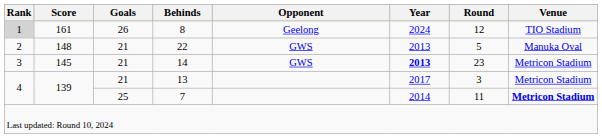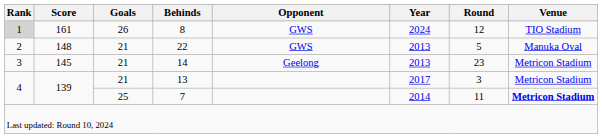(301, 29) Geelong -> (301, 29) GWS
(301, 63) GWS -> (301, 63) Geelong
(420, 63) bold -> (420, 63) normal
